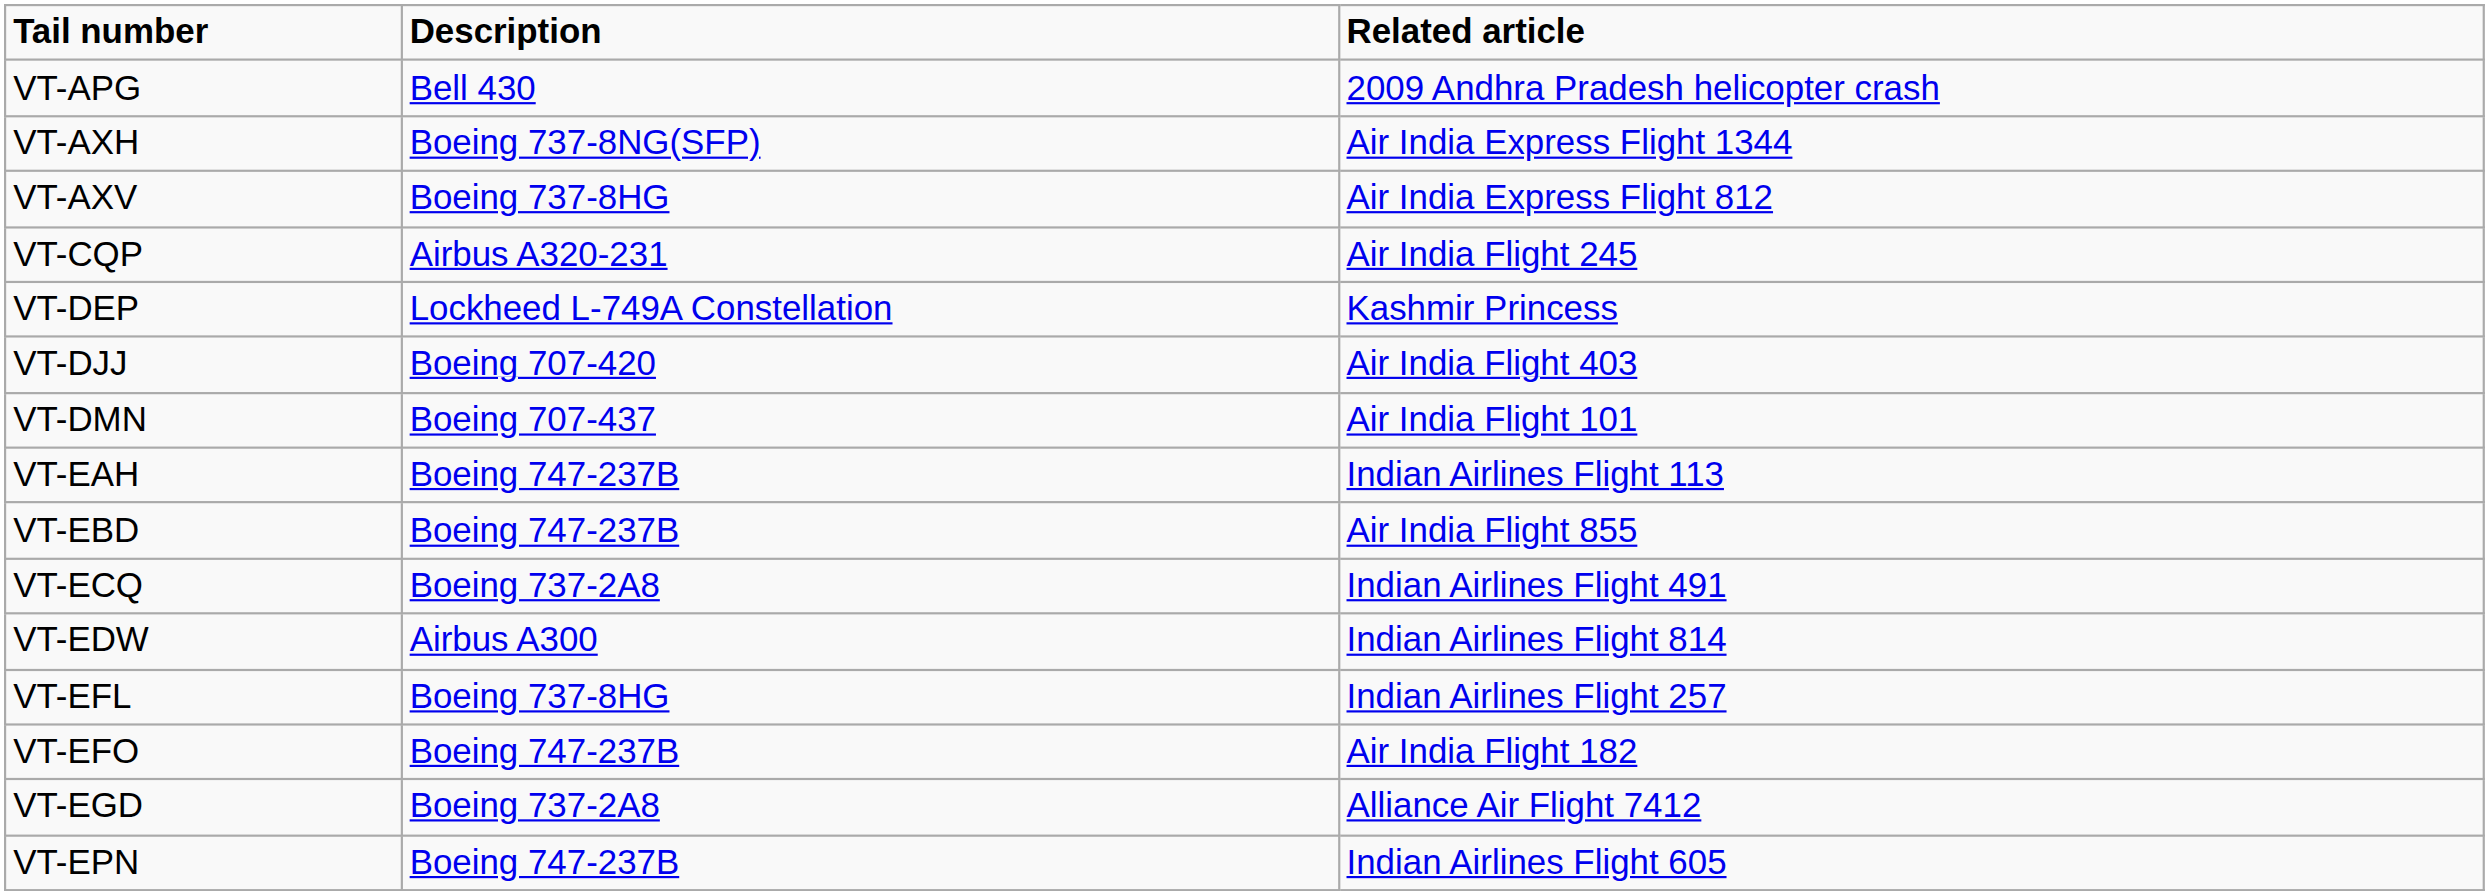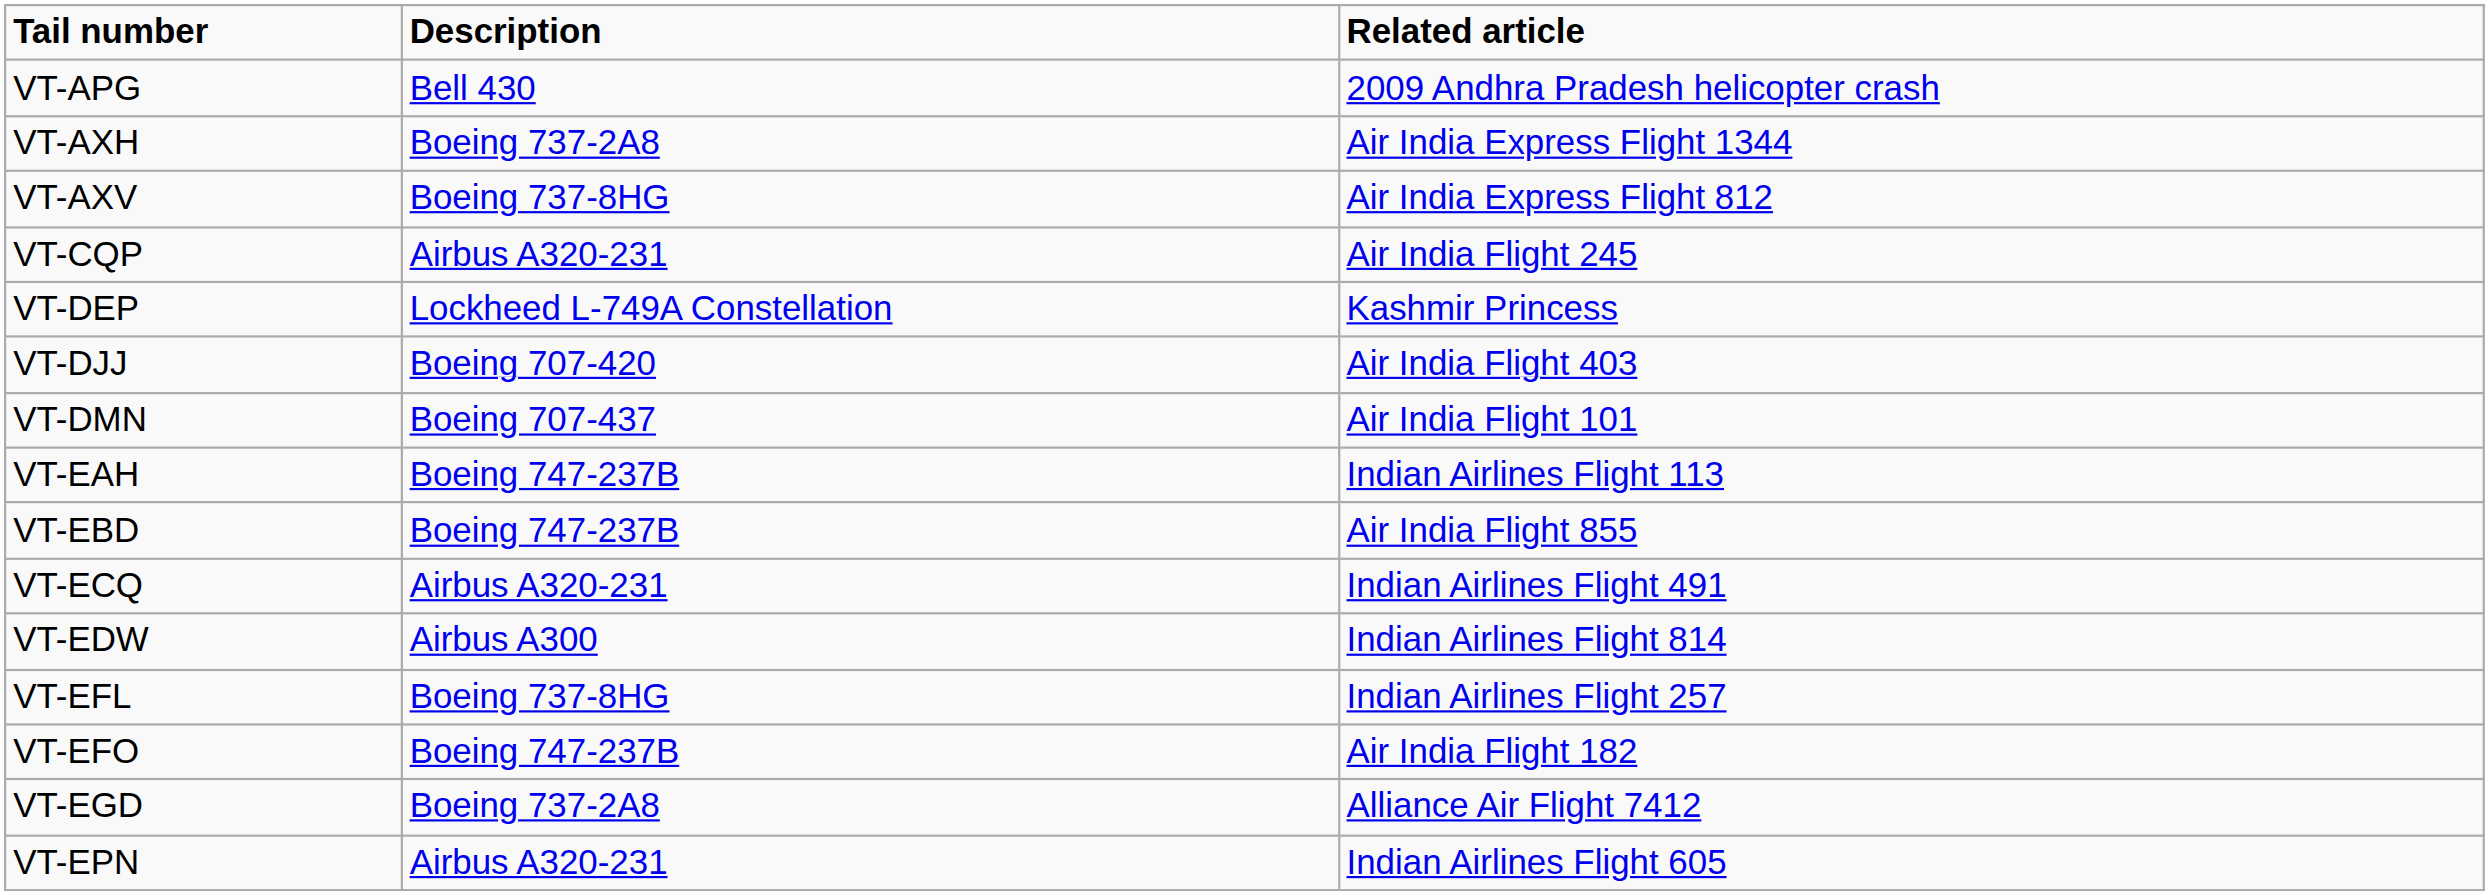(585, 142) Boeing 737-8NG(SFP) -> (535, 142) Boeing 737-2A8
(535, 585) Boeing 737-2A8 -> (539, 585) Airbus A320-231
(544, 861) Boeing 747-237B -> (539, 861) Airbus A320-231
